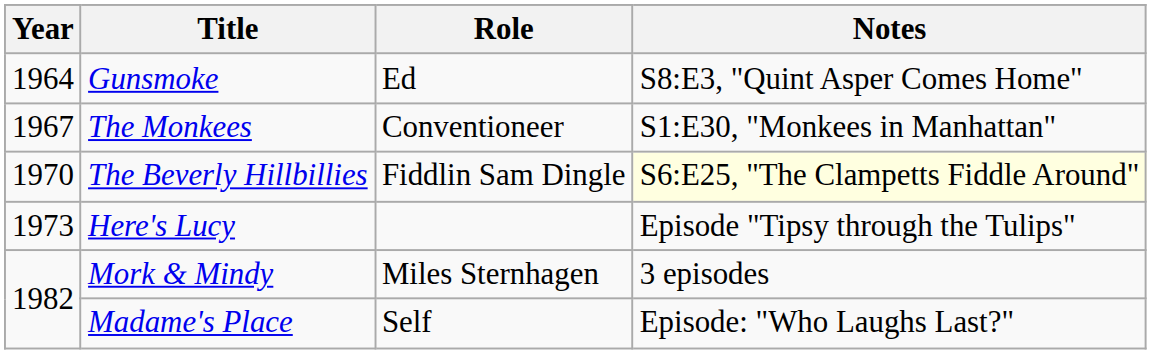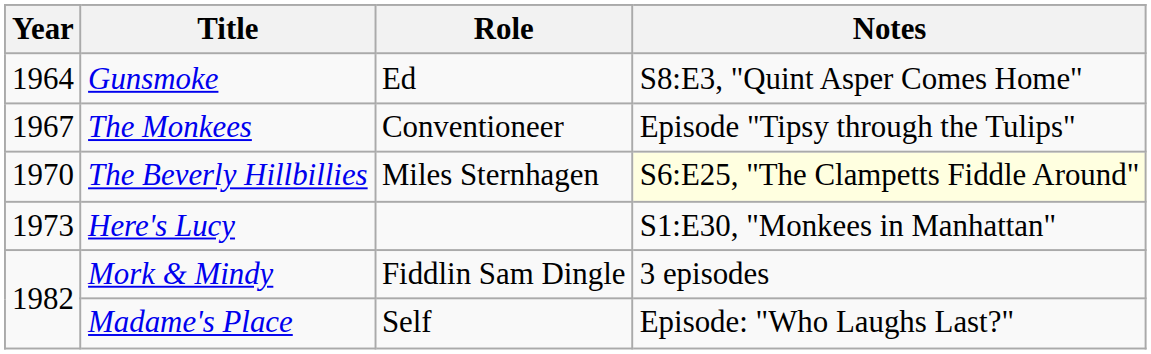(848, 126) S1:E30, "Monkees in Manhattan" -> (858, 126) Episode "Tipsy through the Tulips"
(504, 175) Fiddlin Sam Dingle -> (490, 175) Miles Sternhagen
(858, 224) Episode "Tipsy through the Tulips" -> (848, 224) S1:E30, "Monkees in Manhattan"
(490, 273) Miles Sternhagen -> (504, 273) Fiddlin Sam Dingle
